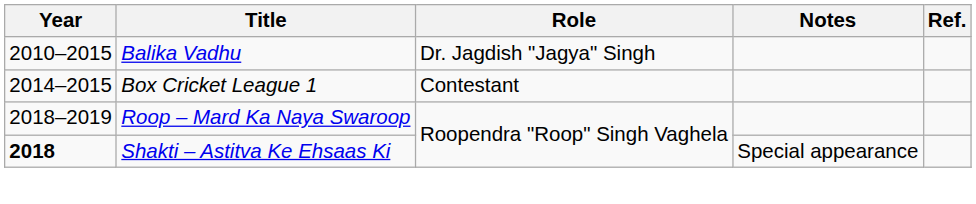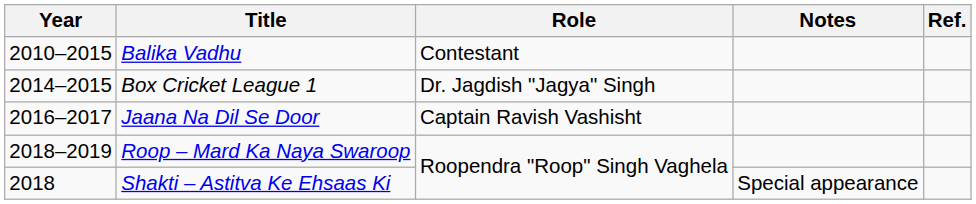(538, 53) Dr. Jagdish "Jagya" Singh -> (469, 53) Contestant
(469, 85) Contestant -> (538, 85) Dr. Jagdish "Jagya" Singh
+ row: (220, 118)
(32, 150) bold -> (32, 183) normal
